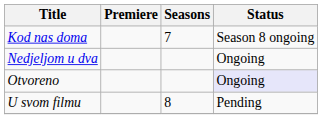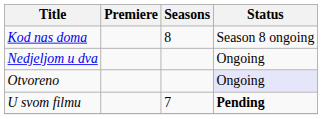(168, 37) 7 -> (168, 37) 8
(168, 102) 8 -> (168, 102) 7
(239, 102) normal -> (241, 102) bold
